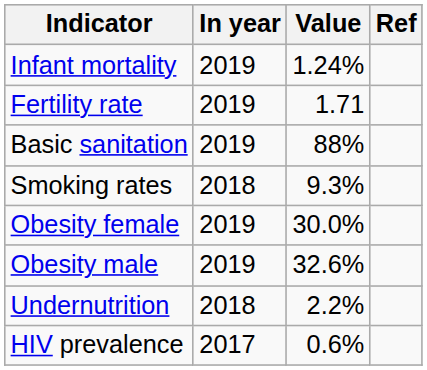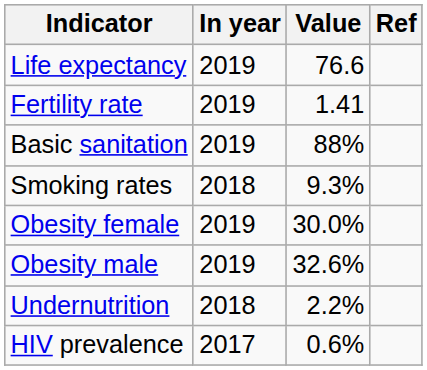+ row: (98, 64)
- row: (94, 64)
(340, 104) 1.71 -> (340, 104) 1.41
